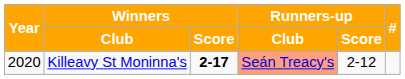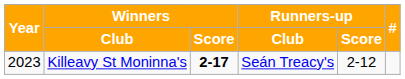(24, 62) 2020 -> (24, 62) 2023
(288, 62) lightsalmon background -> (288, 62) no background
